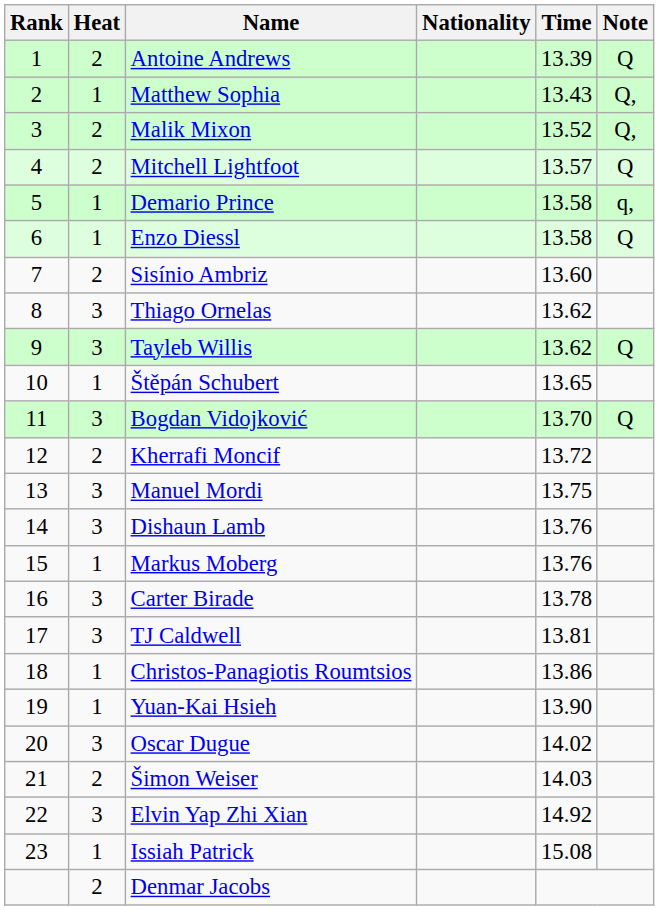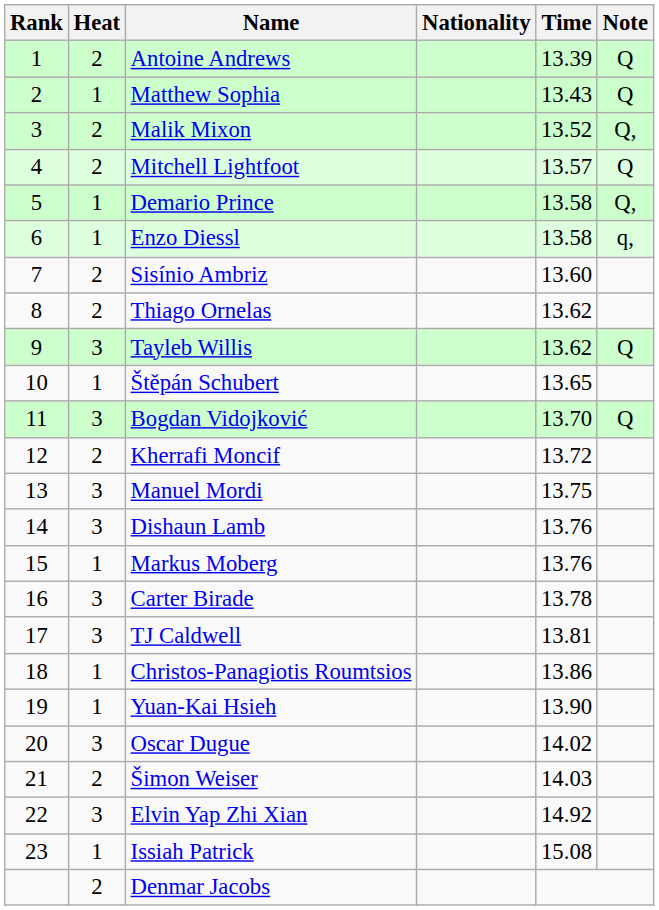(625, 94) Q, -> (625, 94) Q
(625, 202) q, -> (625, 202) Q,
(625, 238) Q -> (625, 238) q,
(97, 310) 3 -> (97, 310) 2
